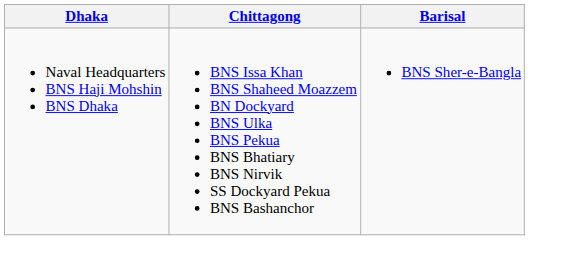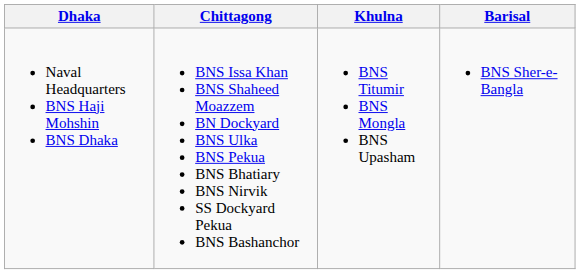+ column: (378, 16)
